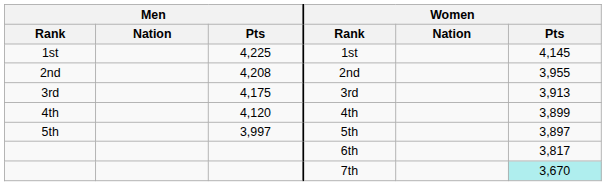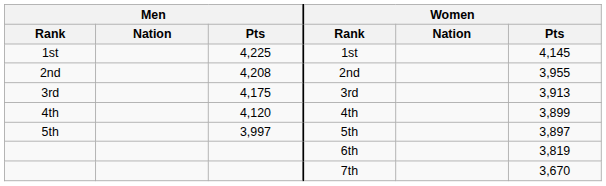(555, 152) 3,817 -> (555, 152) 3,819
(555, 171) paleturquoise background -> (555, 171) no background
